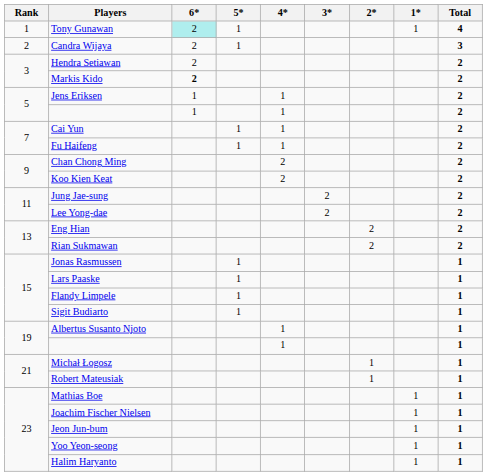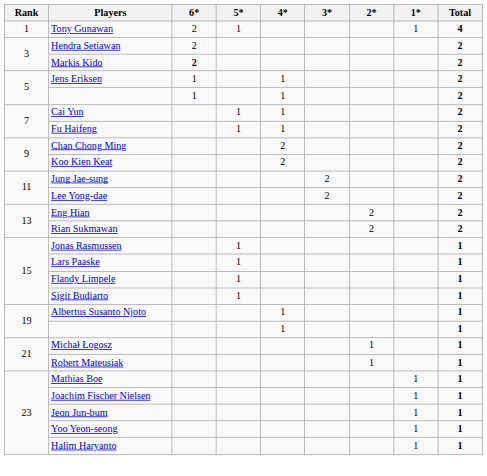(194, 29) paleturquoise background -> (194, 29) no background
- row: (27, 45)
